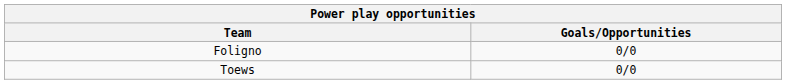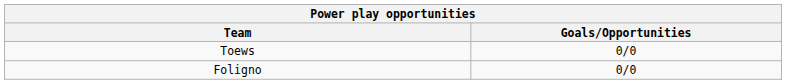rows swapped: (238, 70) <-> (238, 51)
